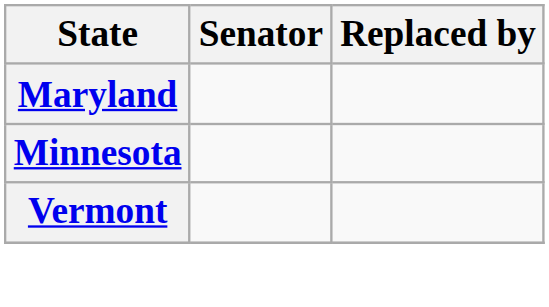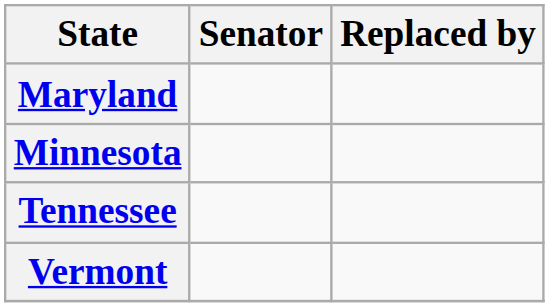+ row: (98, 211)
